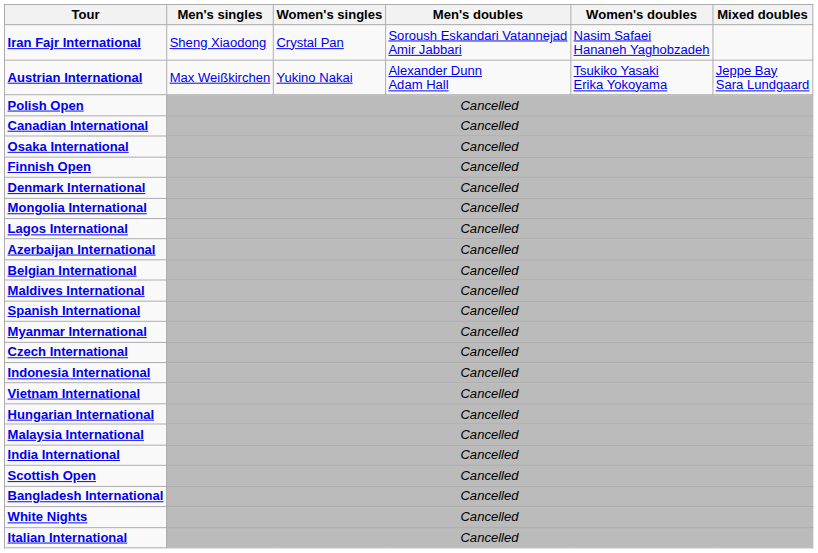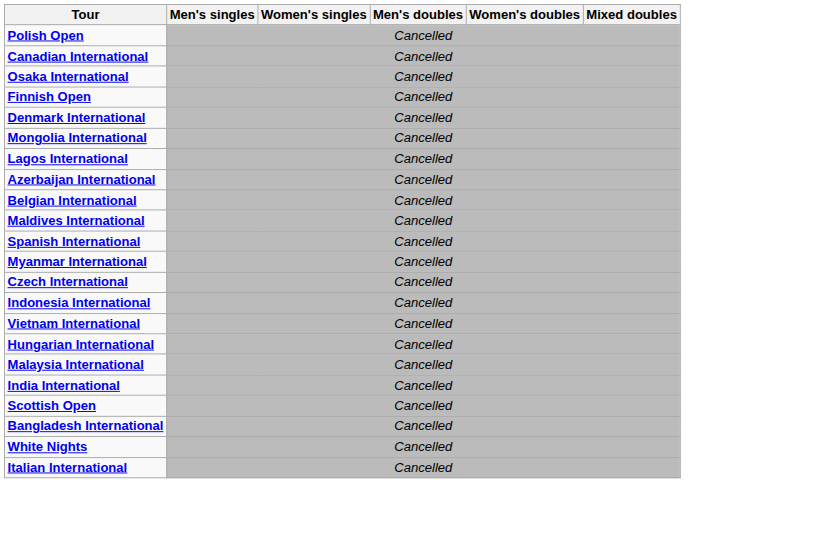- row: (74, 42)
- row: (75, 77)
